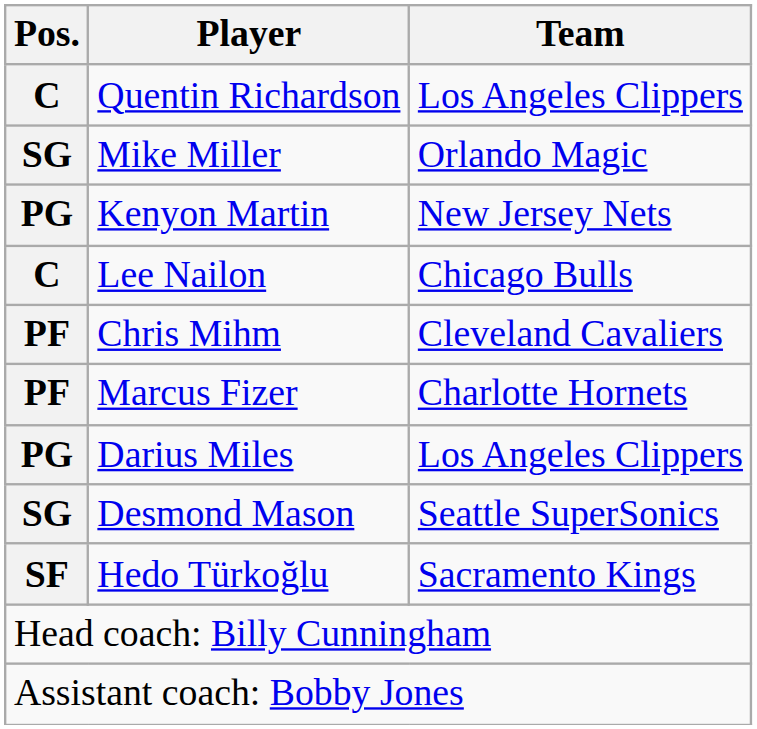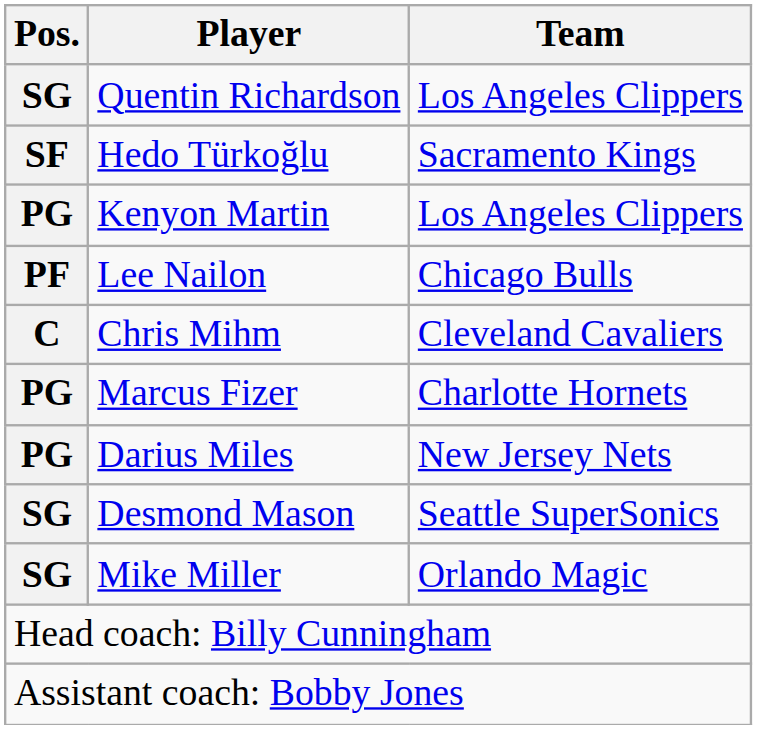(47, 94) C -> (47, 94) SG
rows swapped: (189, 154) <-> (213, 573)
(545, 214) New Jersey Nets -> (580, 214) Los Angeles Clippers
(47, 273) C -> (47, 273) PF
(47, 333) PF -> (47, 333) C
(47, 393) PF -> (47, 393) PG
(580, 453) Los Angeles Clippers -> (545, 453) New Jersey Nets
